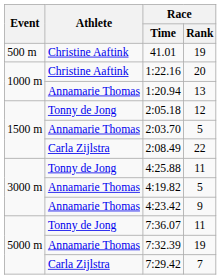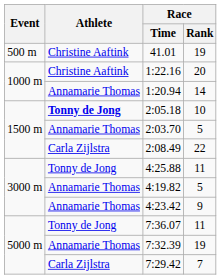(200, 91) 13 -> (200, 91) 14
(82, 110) normal -> (84, 110) bold
(200, 110) 12 -> (200, 110) 10
